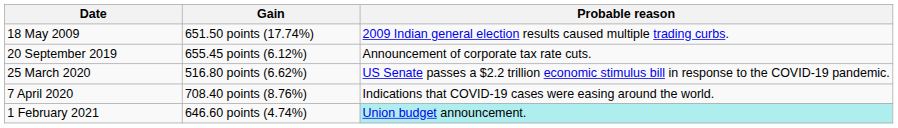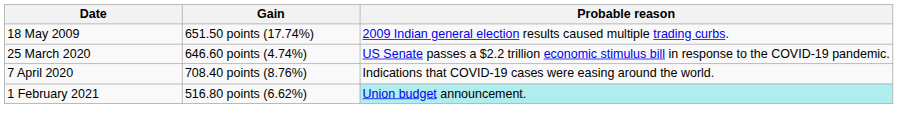- row: (62, 53)
(246, 73) 516.80 points (6.62%) -> (246, 53) 646.60 points (4.74%)
(246, 113) 646.60 points (4.74%) -> (246, 93) 516.80 points (6.62%)
